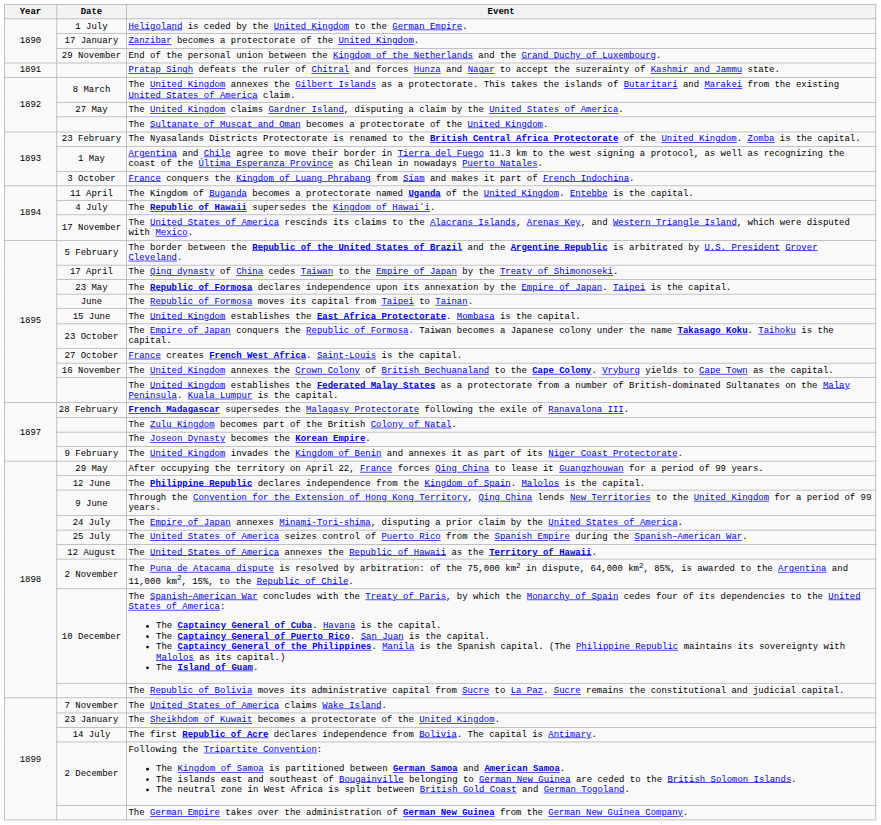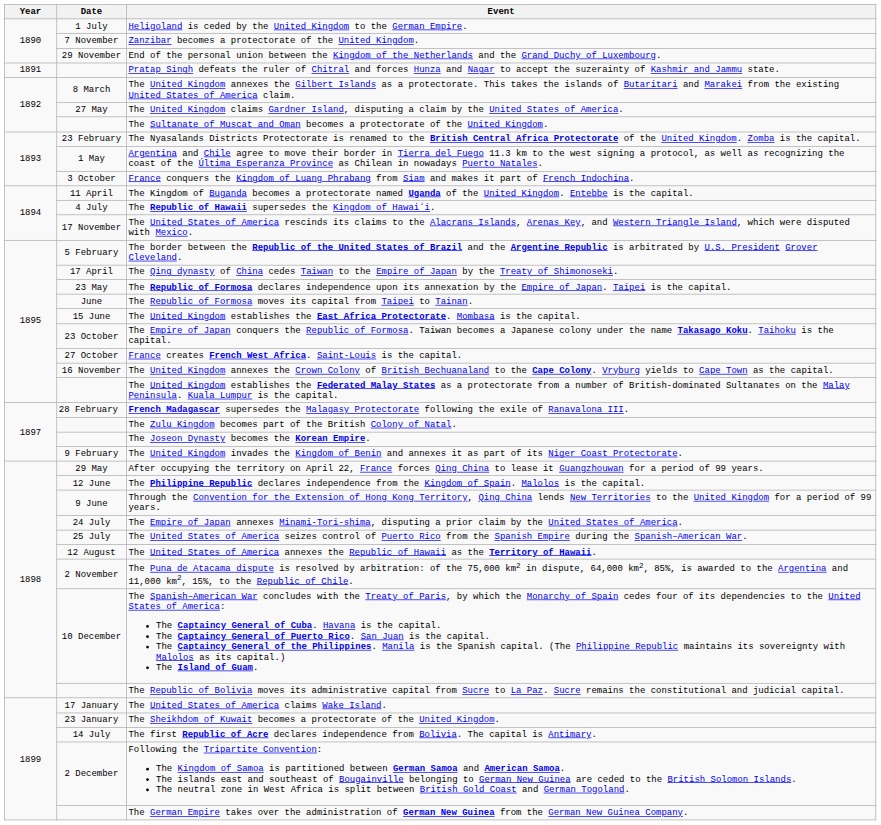(91, 41) 17 January -> (91, 41) 7 November
(91, 705) 7 November -> (91, 705) 17 January
